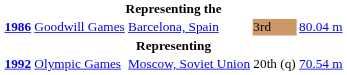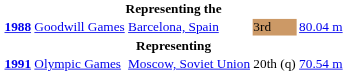(18, 27) 1986 -> (18, 27) 1988
(18, 63) 1992 -> (18, 63) 1991
